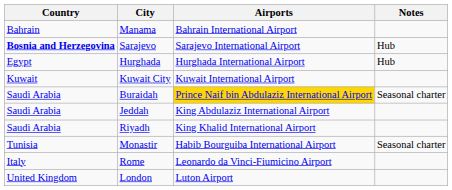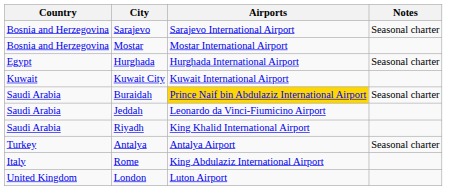- row: (138, 29)
(61, 45) bold -> (58, 29) normal
(386, 45) Hub -> (405, 29) Seasonal charter
+ row: (128, 45)
(386, 62) Hub -> (405, 62) Seasonal charter
(252, 111) King Abdulaziz International Airport -> (248, 111) Leonardo da Vinci-Fiumicino Airport
- row: (138, 144)
+ row: (130, 144)
(254, 161) Leonardo da Vinci-Fiumicino Airport -> (247, 161) King Abdulaziz International Airport
